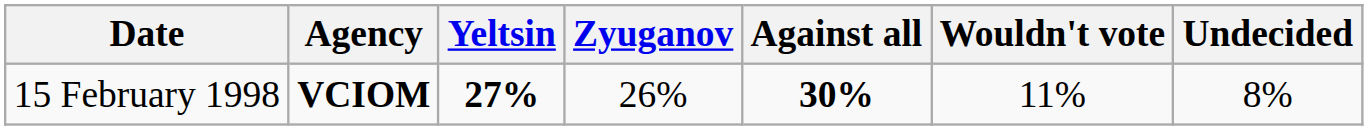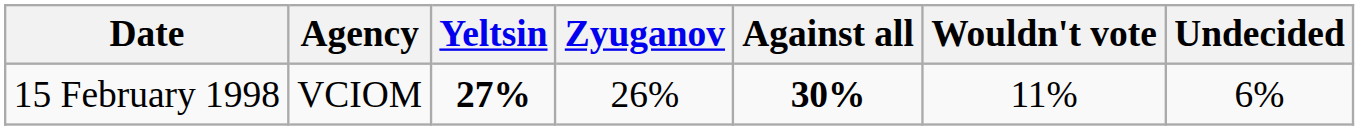(364, 93) bold -> (360, 93) normal
(1268, 93) 8% -> (1259, 93) 6%
